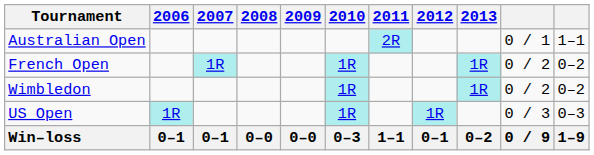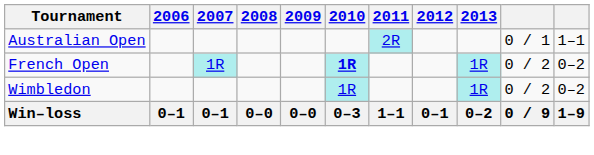(347, 65) normal -> (347, 65) bold
- row: (40, 113)
